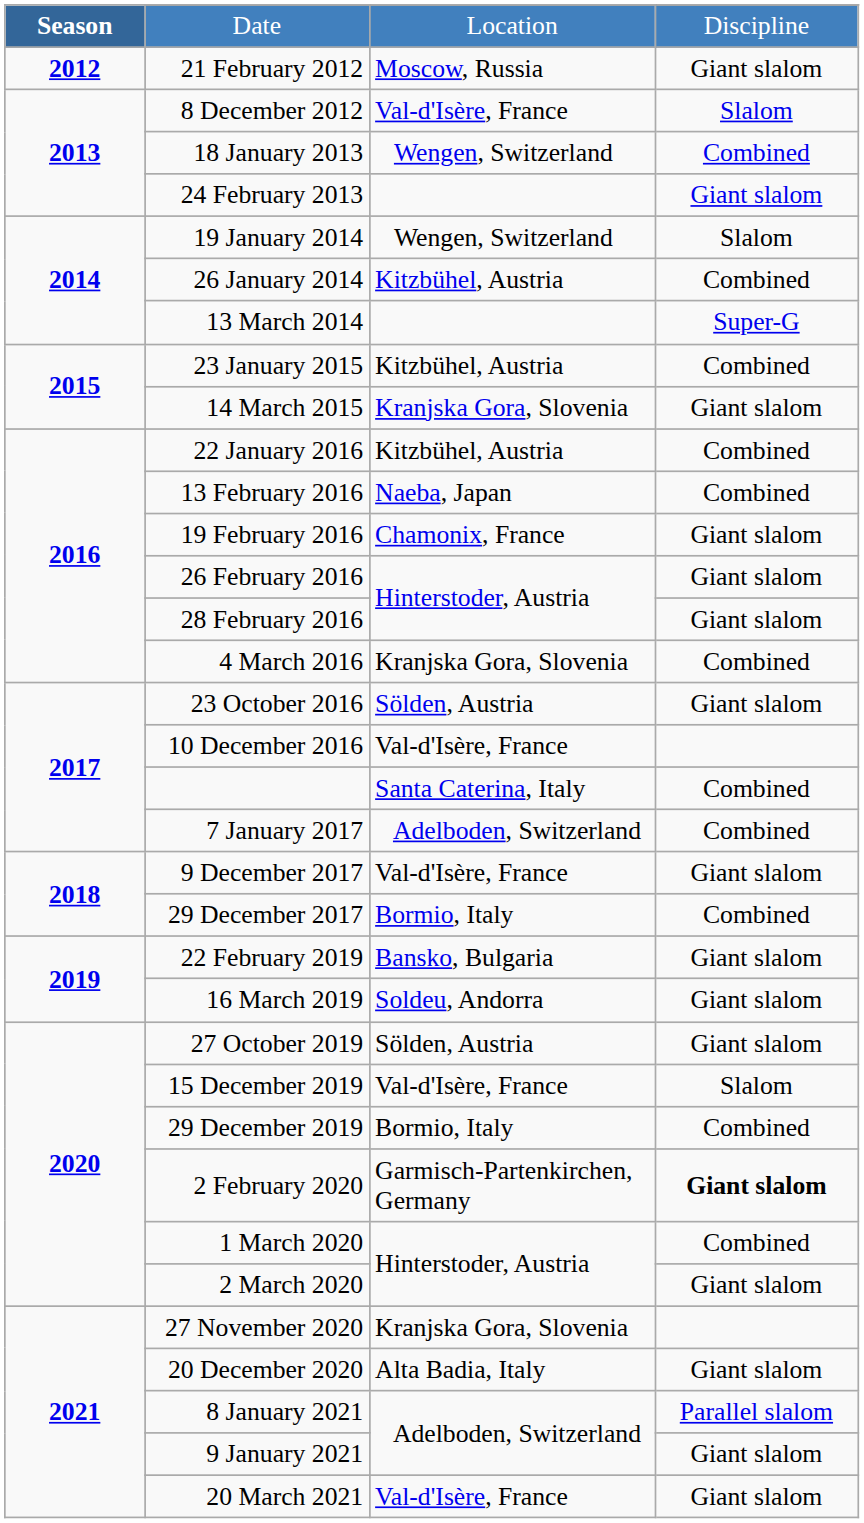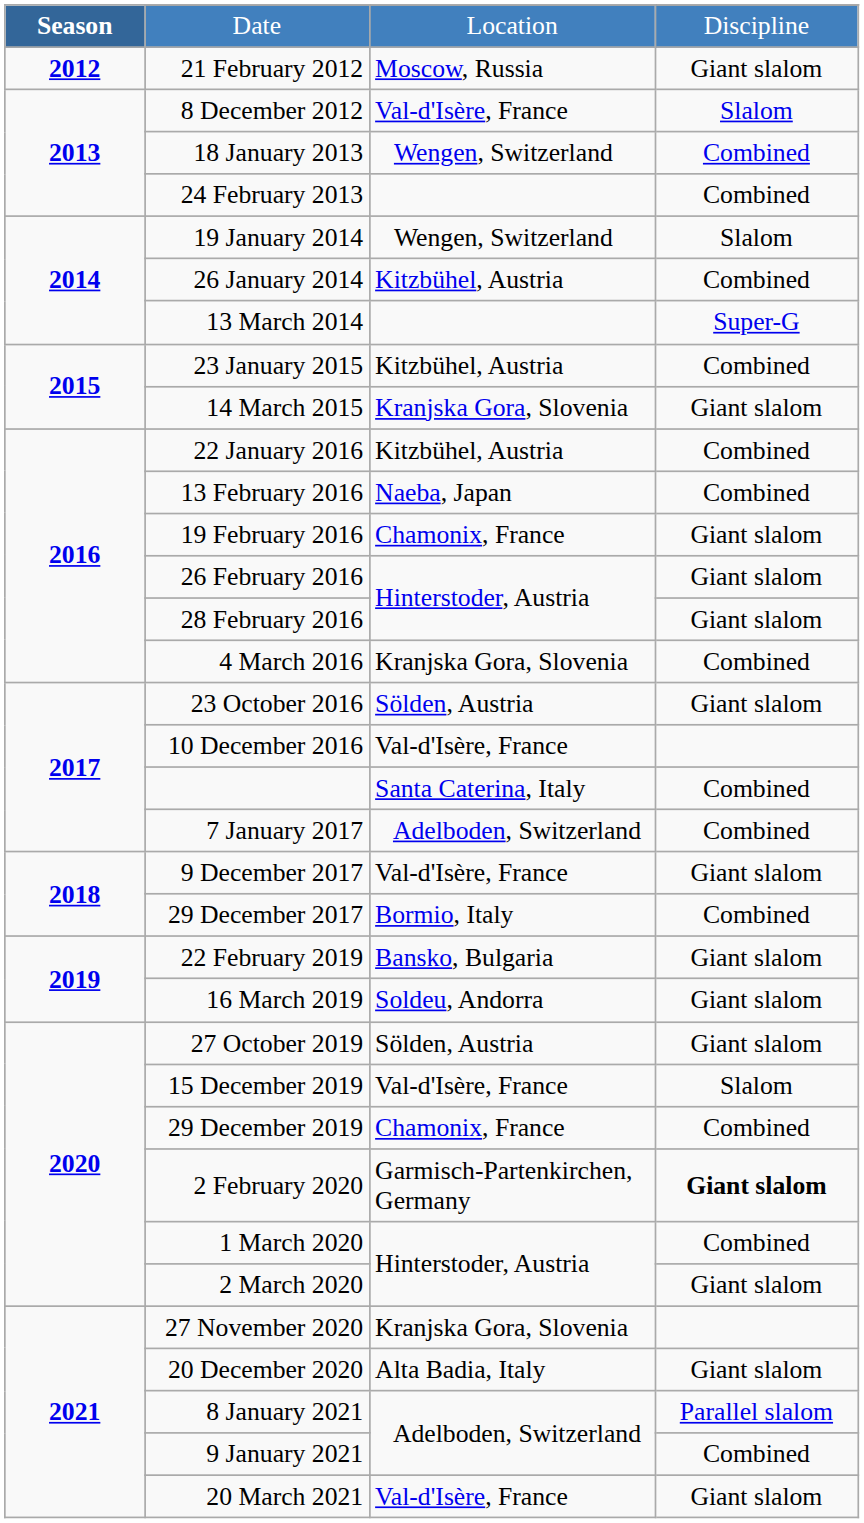(756, 195) Giant slalom -> (756, 195) Combined
(444, 1127) Bormio, Italy -> (470, 1127) Chamonix, France
(756, 1454) Giant slalom -> (756, 1454) Combined
